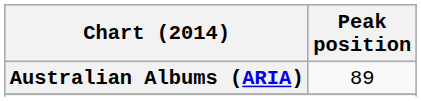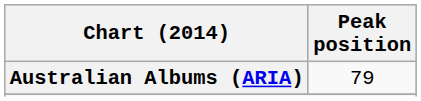(362, 78) 89 -> (362, 78) 79
